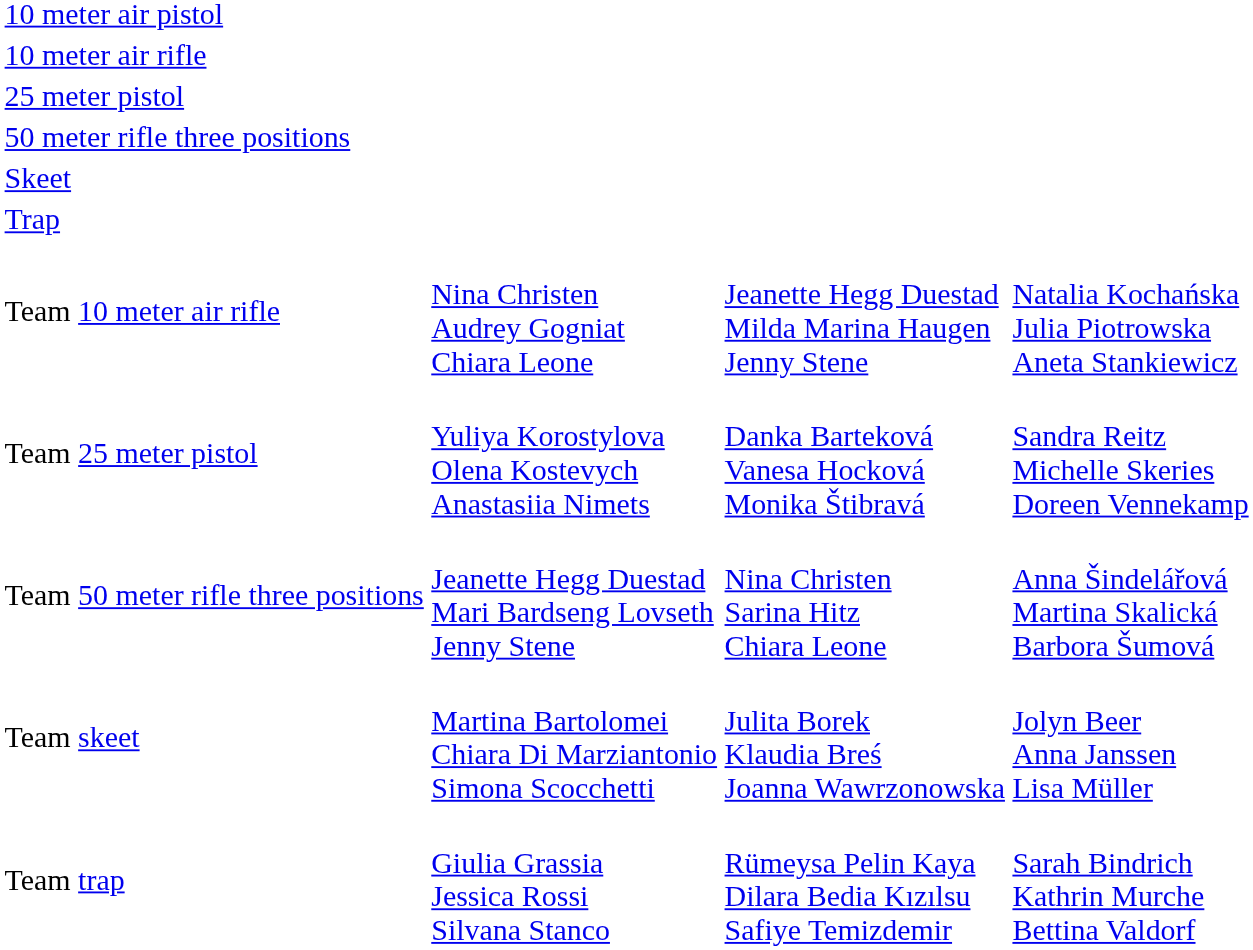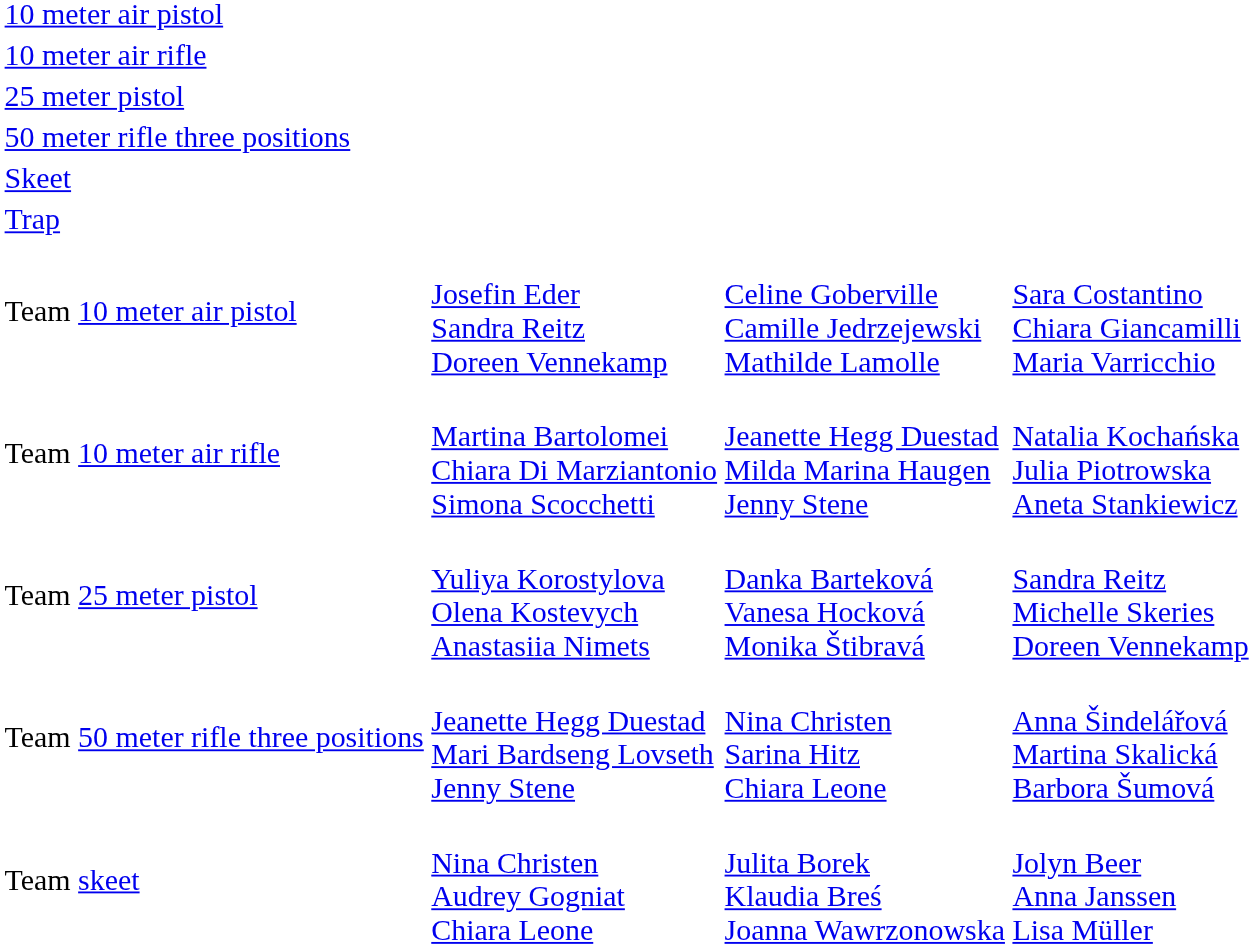+ row: (151, 311)
(528, 328) Nina Christen Audrey Gogniat Chiara Leone -> (574, 470) Martina Bartolomei Chiara Di Marziantonio Simona Scocchetti
(574, 754) Martina Bartolomei Chiara Di Marziantonio Simona Scocchetti -> (528, 896) Nina Christen Audrey Gogniat Chiara Leone
- row: (65, 879)
